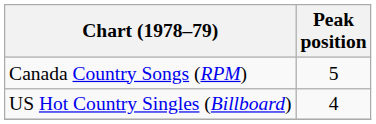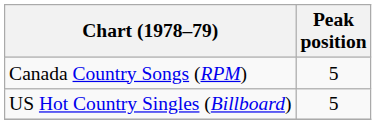(334, 103) 4 -> (334, 103) 5
